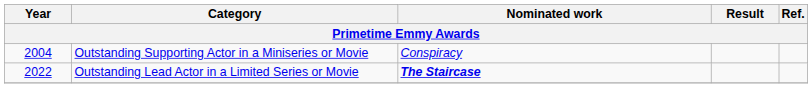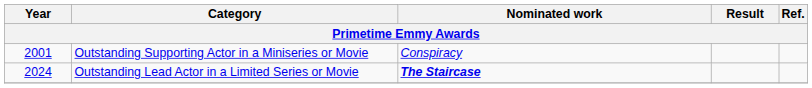(38, 53) 2004 -> (38, 53) 2001
(38, 72) 2022 -> (38, 72) 2024
